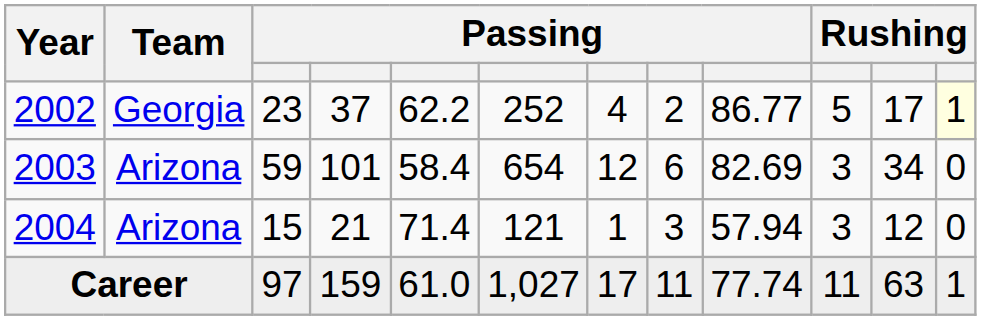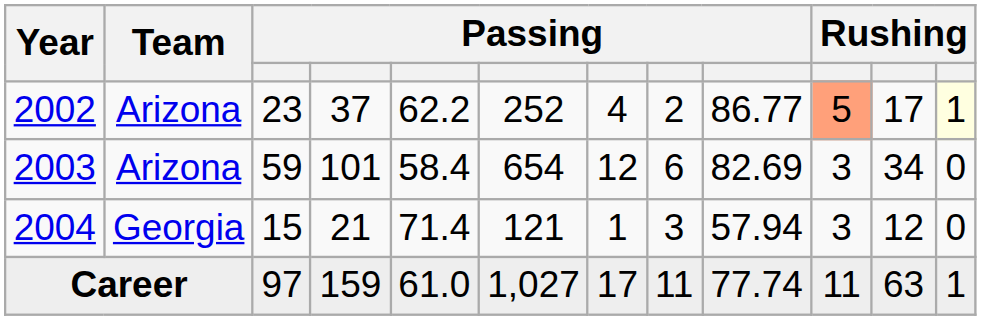(179, 109) Georgia -> (179, 109) Arizona
(842, 109) no background -> (842, 109) lightsalmon background
(179, 226) Arizona -> (179, 226) Georgia
